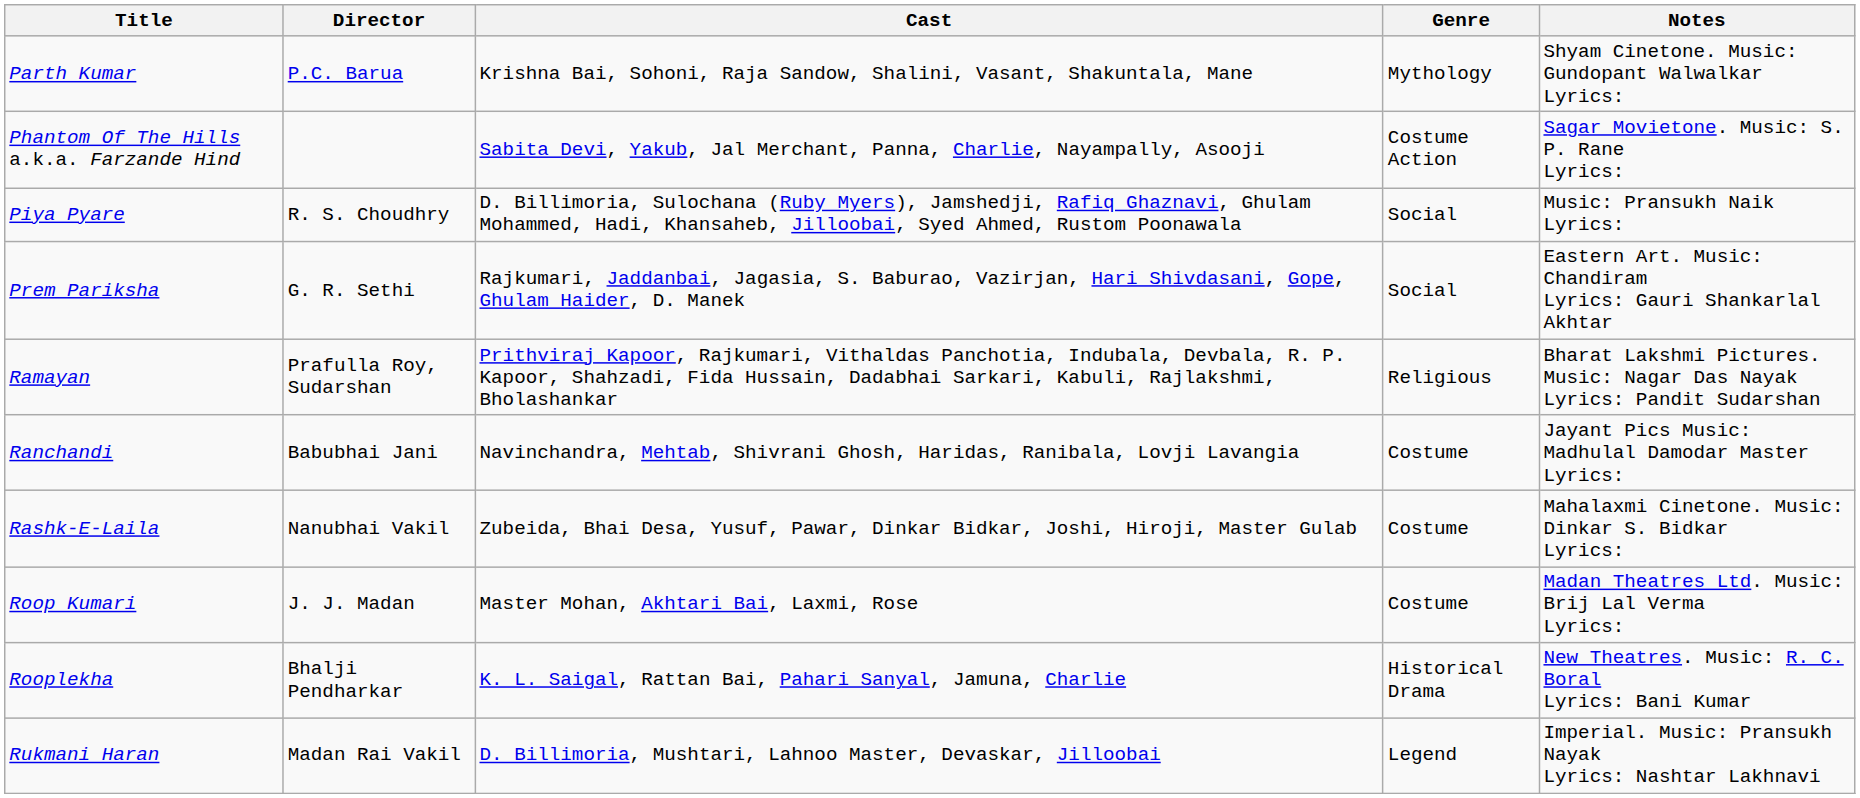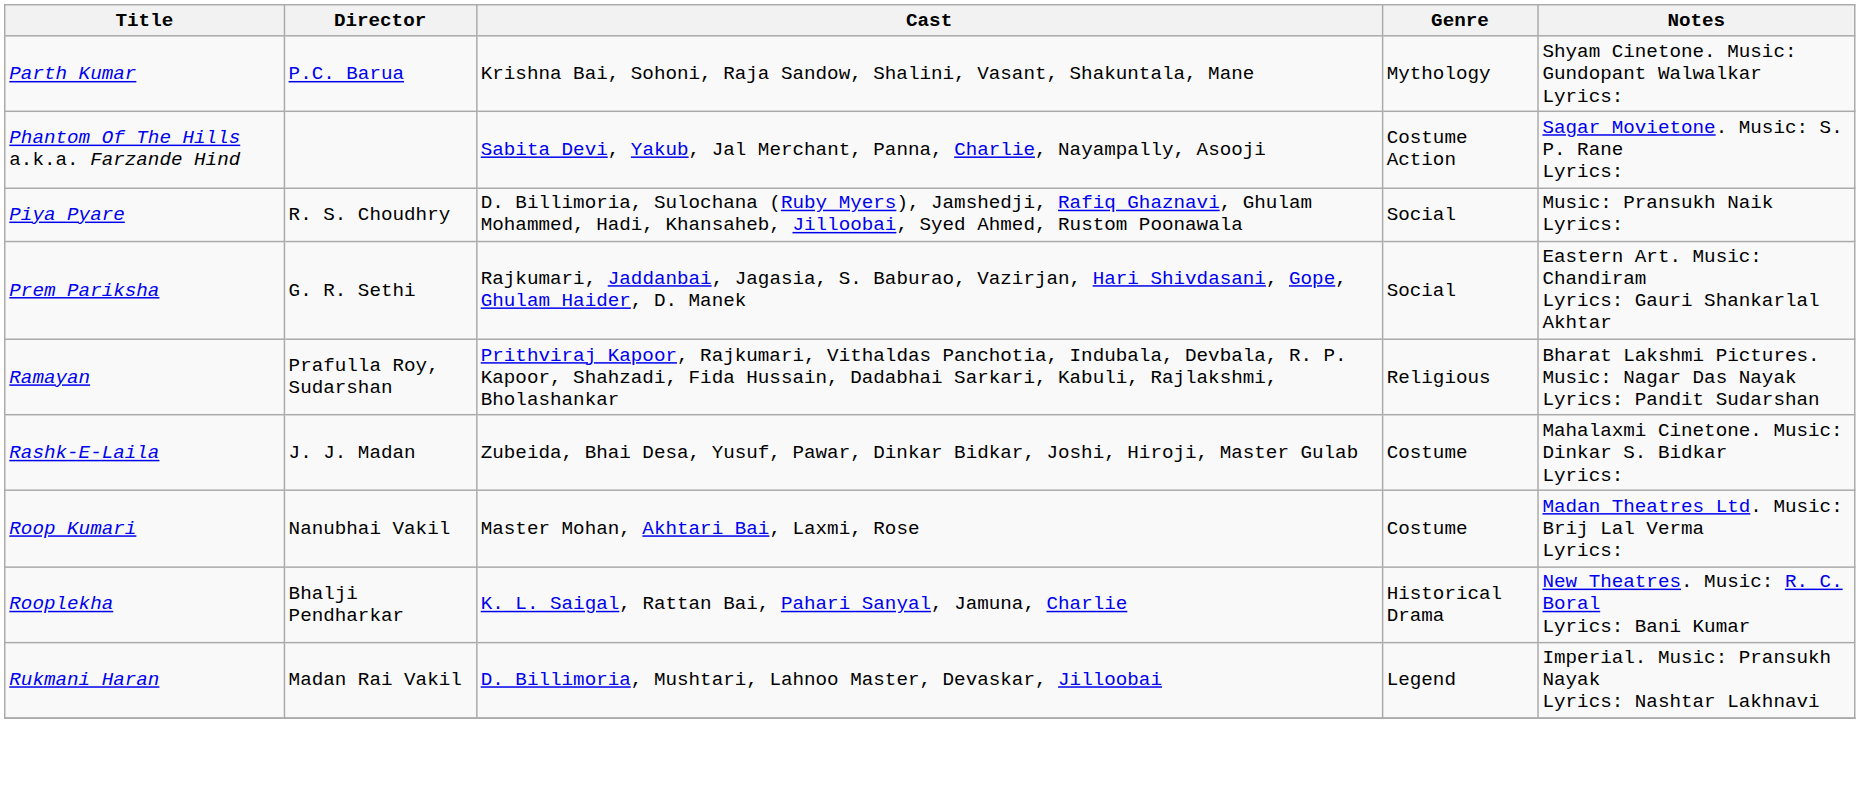- row: (61, 453)
(369, 529) Nanubhai Vakil -> (352, 453) J. J. Madan
(351, 604) J. J. Madan -> (369, 529) Nanubhai Vakil
